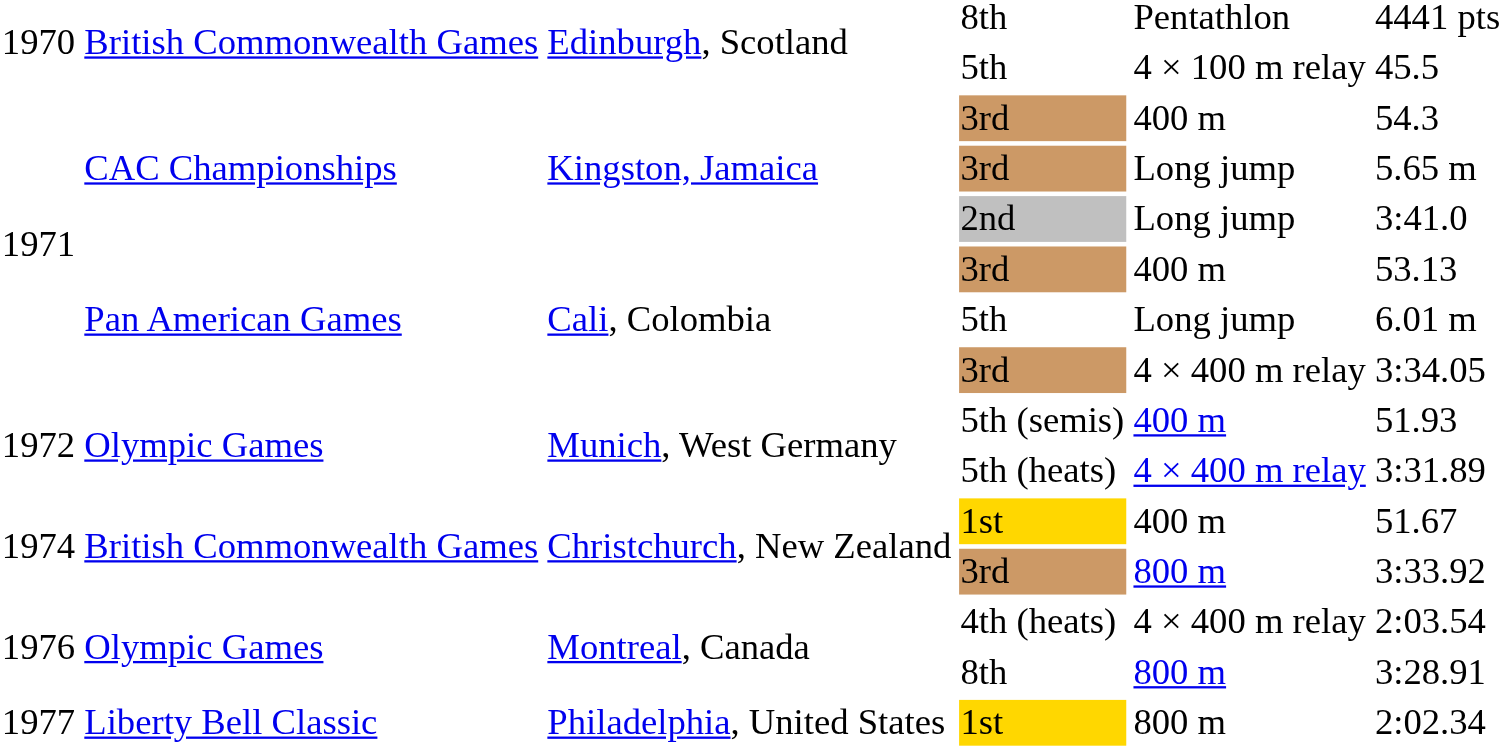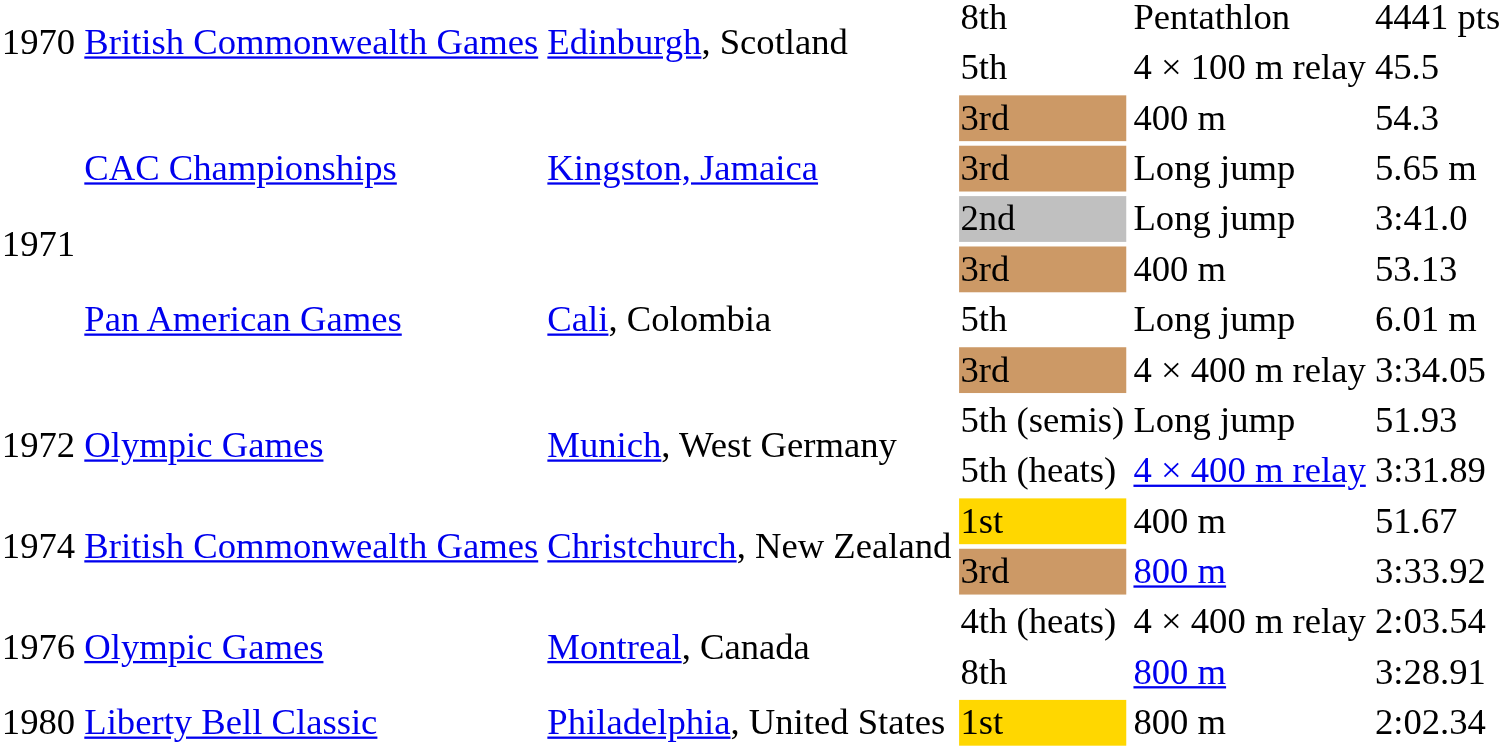(1180, 419) 400 m -> (1214, 419) Long jump
(39, 722) 1977 -> (39, 722) 1980
